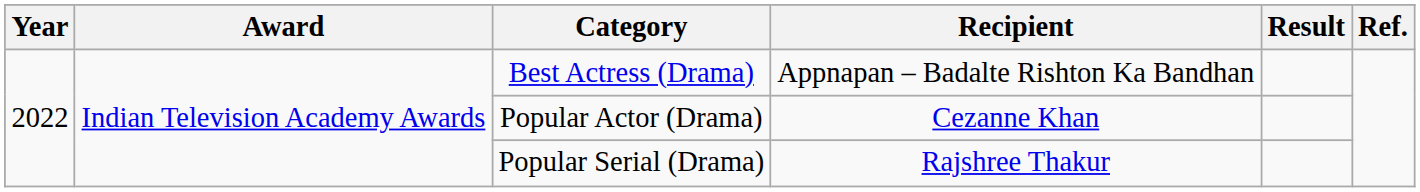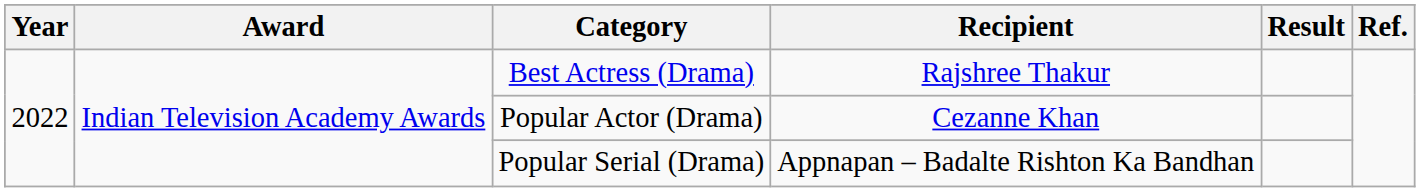(1016, 72) Appnapan – Badalte Rishton Ka Bandhan -> (1016, 72) Rajshree Thakur
(1016, 162) Rajshree Thakur -> (1016, 162) Appnapan – Badalte Rishton Ka Bandhan
